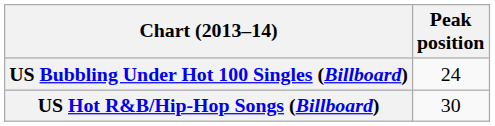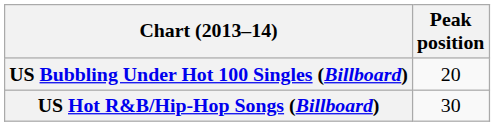(451, 74) 24 -> (451, 74) 20
